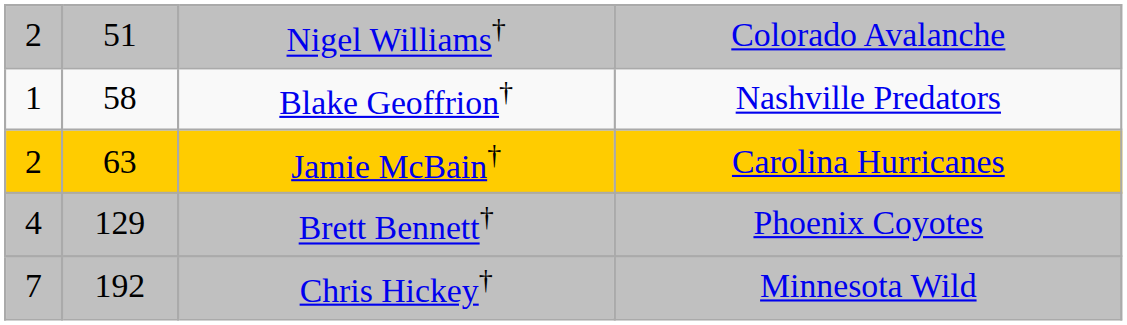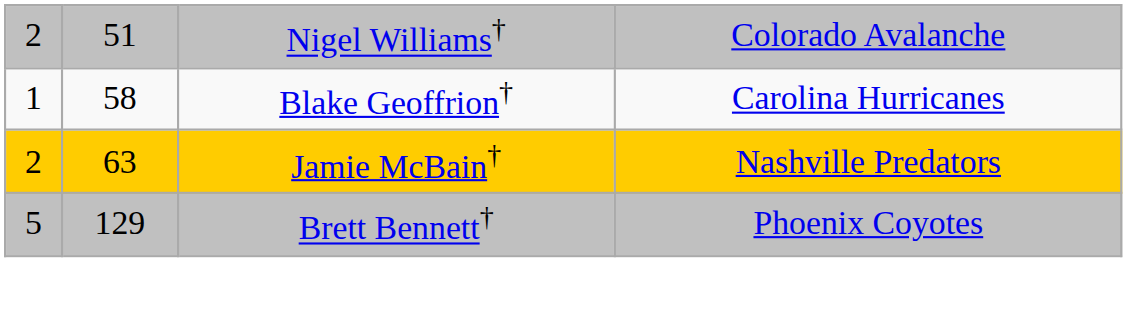(868, 98) Nashville Predators -> (868, 98) Carolina Hurricanes
(868, 161) Carolina Hurricanes -> (868, 161) Nashville Predators
(33, 223) 4 -> (33, 223) 5
- row: (396, 286)
